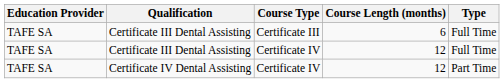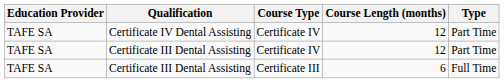rows swapped: (180, 31) <-> (180, 68)
(474, 50) Full Time -> (474, 50) Part Time
